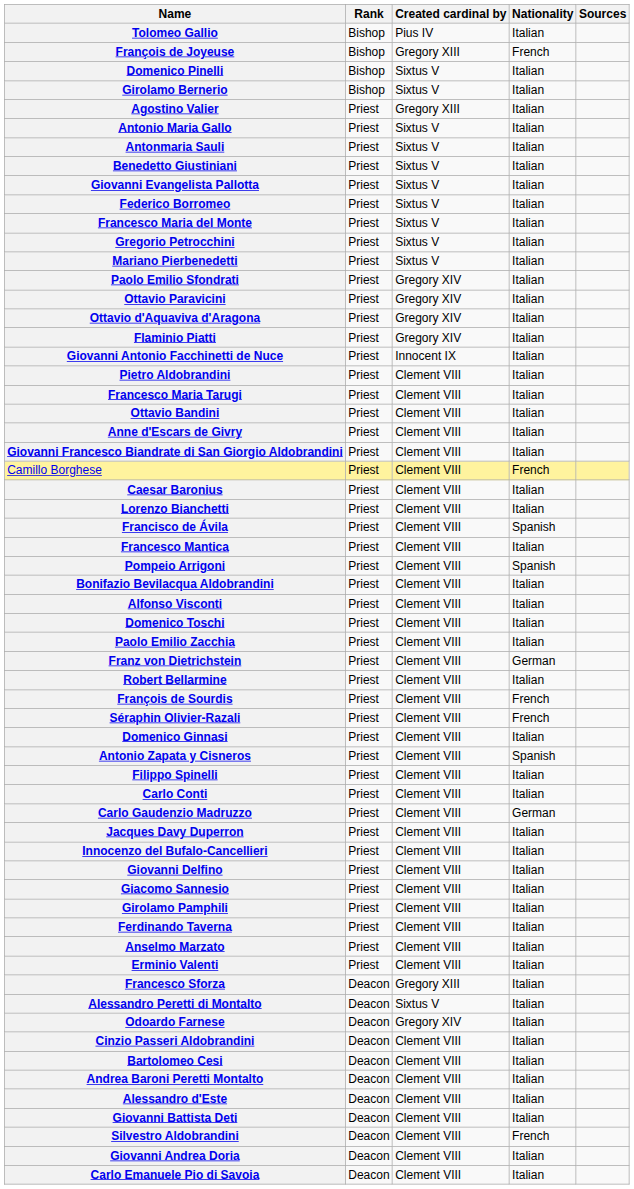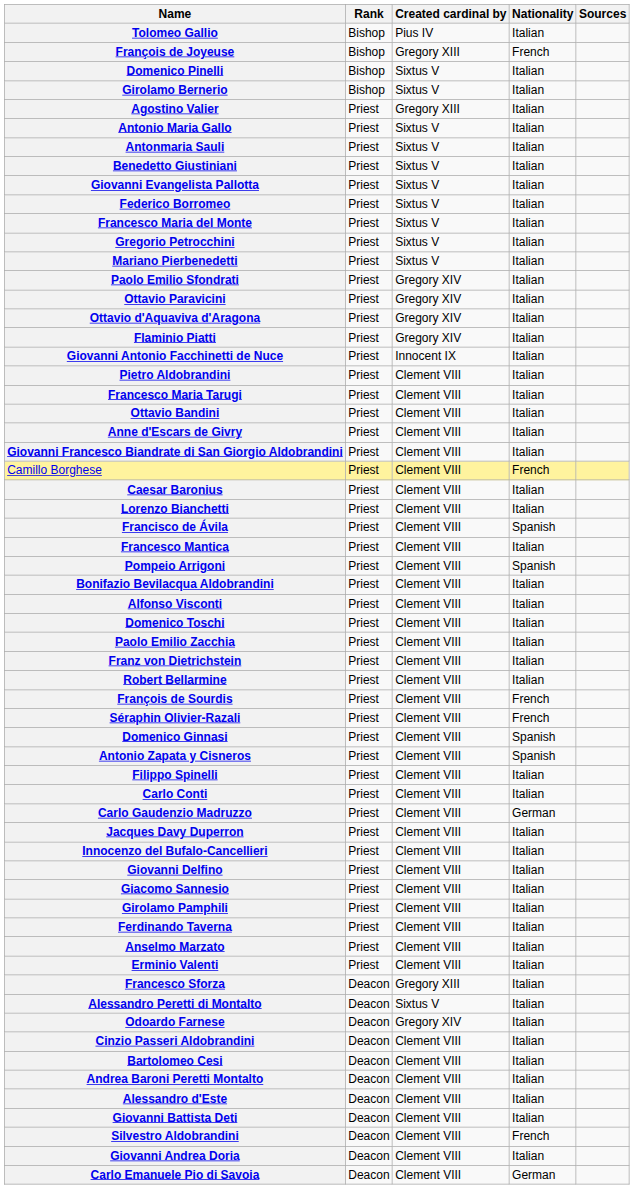(534, 661) German -> (528, 661) Italian
(528, 737) Italian -> (534, 737) Spanish
(528, 1174) Italian -> (534, 1174) German
